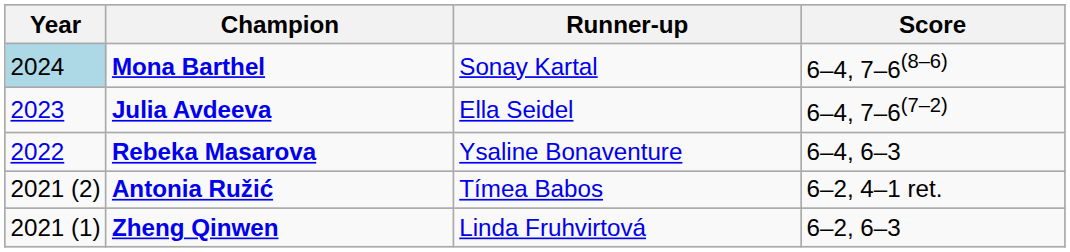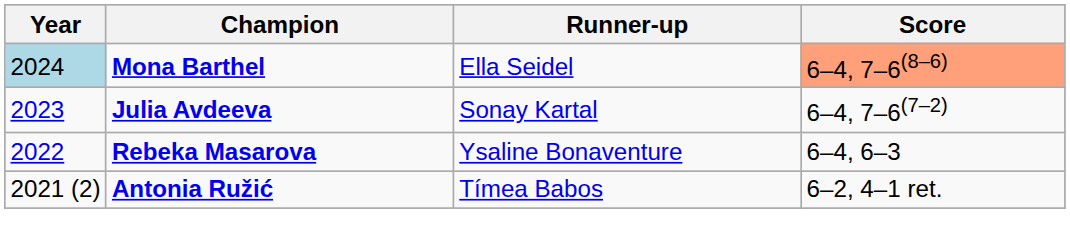(528, 66) Sonay Kartal -> (516, 66) Ella Seidel
(877, 66) no background -> (877, 66) lightsalmon background
(516, 110) Ella Seidel -> (528, 110) Sonay Kartal
- row: (195, 228)
